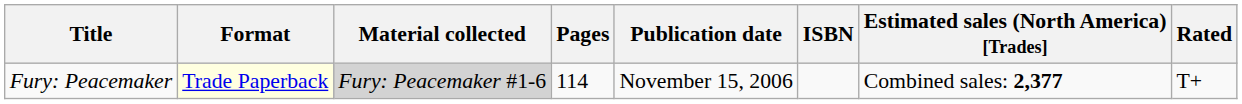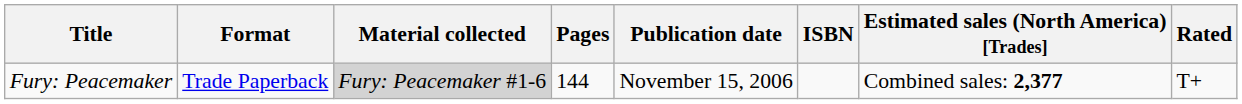(255, 80) lightyellow background -> (255, 80) no background
(572, 80) 114 -> (573, 80) 144
